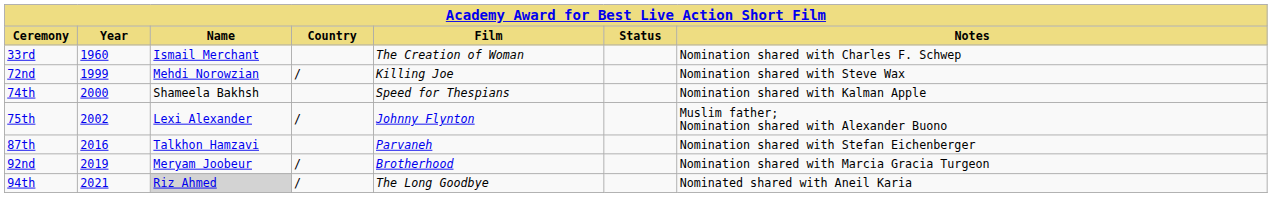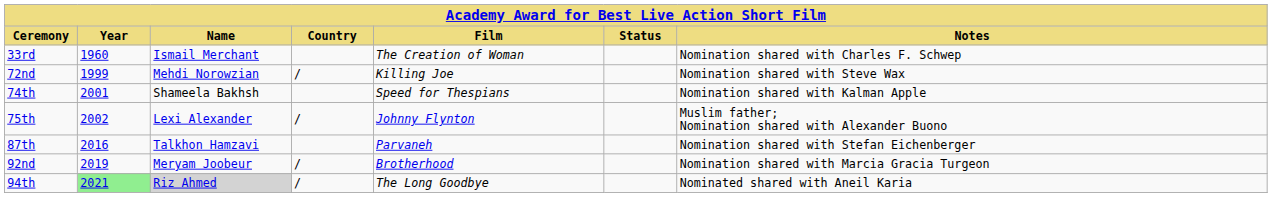(94, 93) 2000 -> (94, 93) 2001
(94, 183) no background -> (94, 183) lightgreen background
